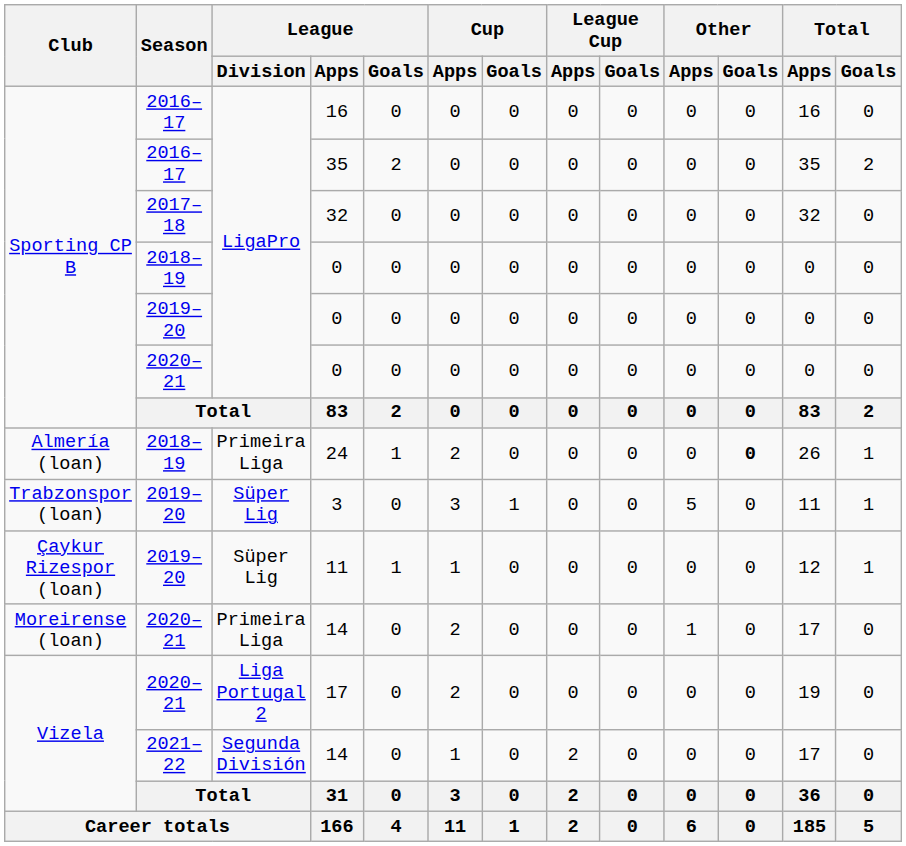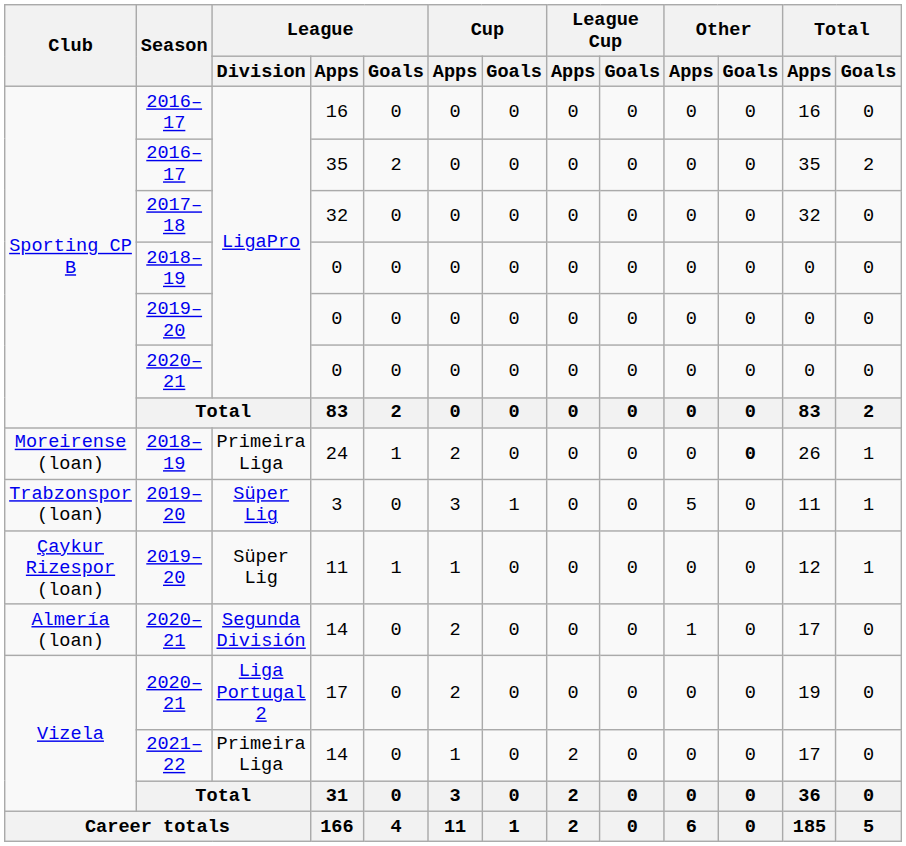(71, 453) Almería (loan) -> (71, 453) Moreirense (loan)
(71, 630) Moreirense (loan) -> (71, 630) Almería (loan)
(261, 630) Primeira Liga -> (261, 630) Segunda División
(261, 755) Segunda División -> (261, 755) Primeira Liga
